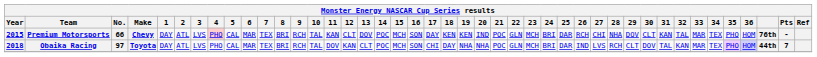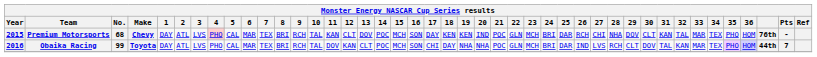(120, 33) 66 -> (120, 33) 68
(15, 45) 2018 -> (15, 45) 2016
(120, 45) 97 -> (120, 45) 99
